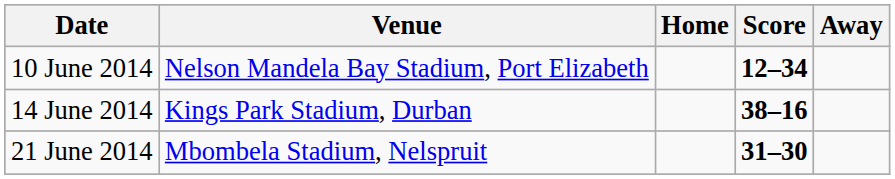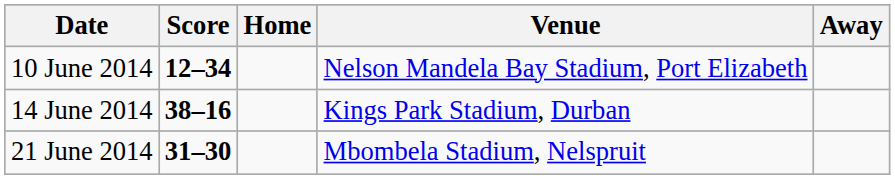columns swapped: (407, 25) <-> (774, 25)
